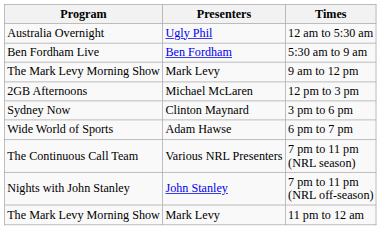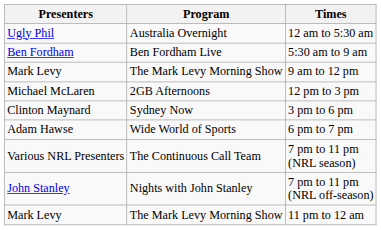columns swapped: (84, 14) <-> (224, 14)
